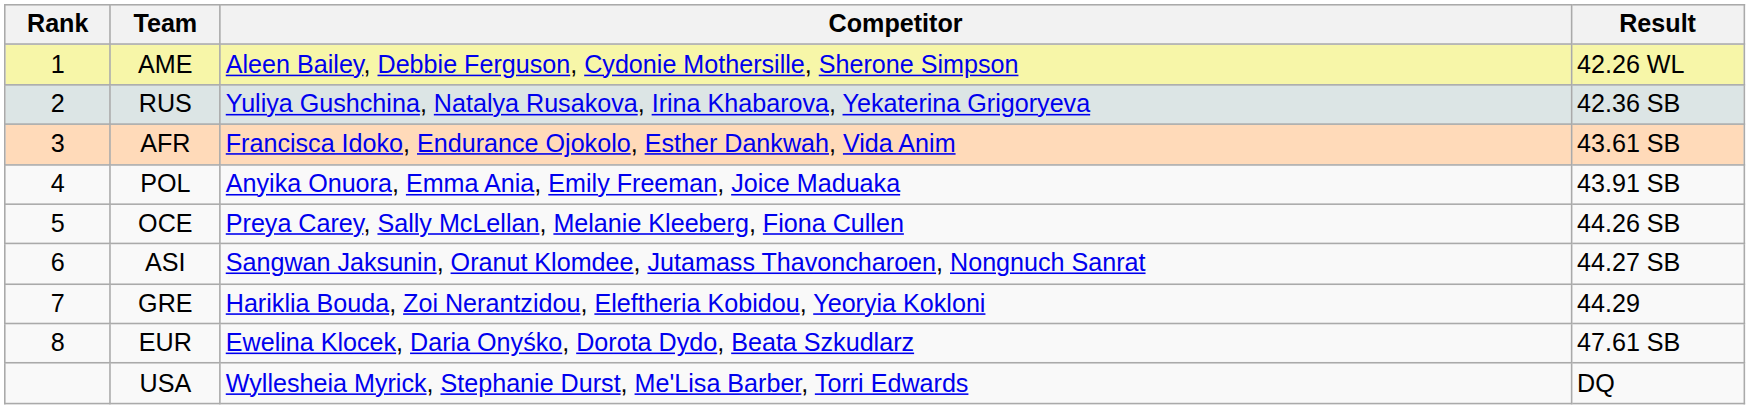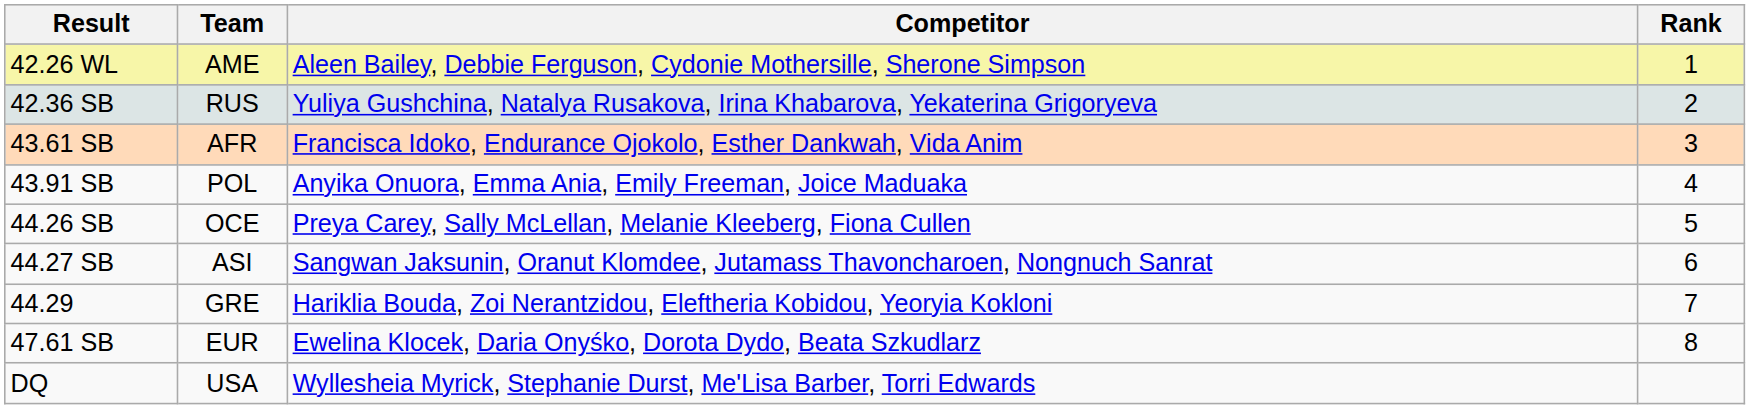columns swapped: (58, 24) <-> (1658, 24)
